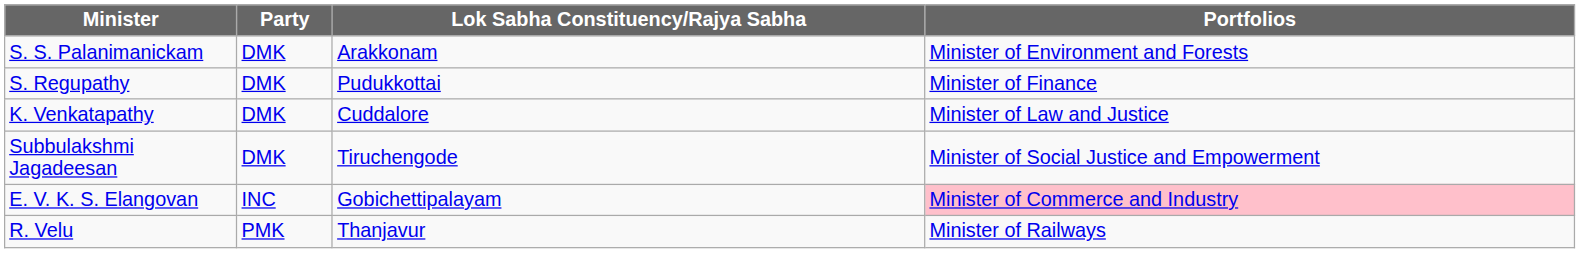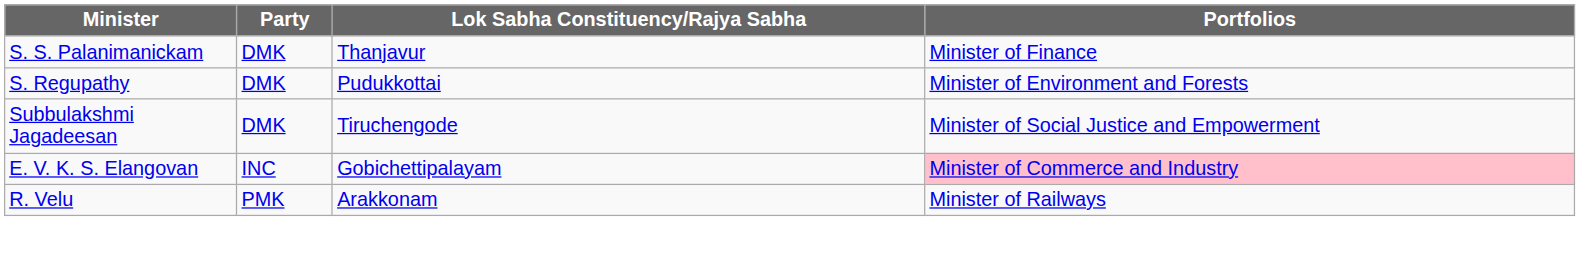(387, 51) Arakkonam -> (381, 51) Thanjavur
(1089, 51) Minister of Environment and Forests -> (1013, 51) Minister of Finance
(1013, 83) Minister of Finance -> (1089, 83) Minister of Environment and Forests
- row: (81, 114)
(381, 231) Thanjavur -> (387, 199) Arakkonam
